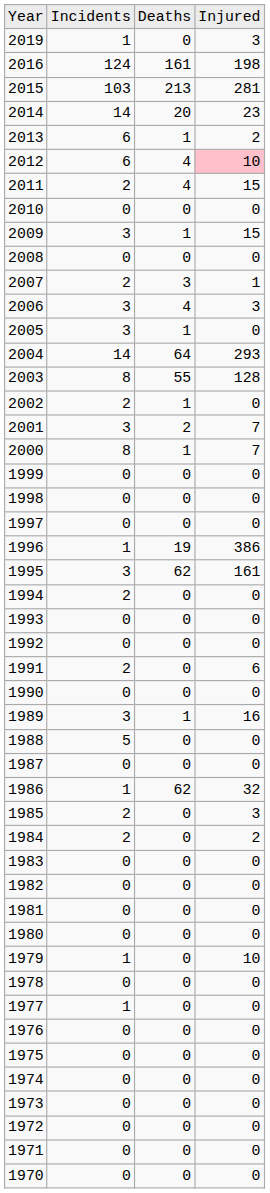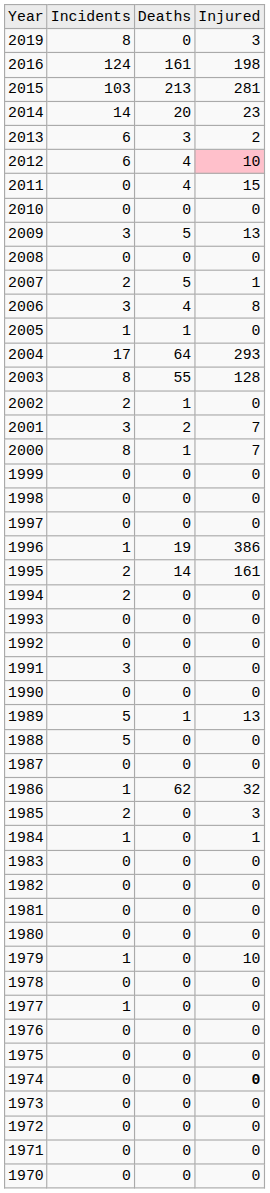(126, 41) 1 -> (126, 41) 8
(187, 137) 1 -> (187, 137) 3
(126, 186) 2 -> (126, 186) 0
(187, 234) 1 -> (187, 234) 5
(252, 234) 15 -> (252, 234) 13
(187, 282) 3 -> (187, 282) 5
(256, 306) 3 -> (256, 306) 8
(126, 331) 3 -> (126, 331) 1
(122, 355) 14 -> (122, 355) 17
(126, 572) 3 -> (126, 572) 2
(182, 572) 62 -> (182, 572) 14
(126, 669) 2 -> (126, 669) 3
(256, 669) 6 -> (256, 669) 0
(126, 717) 3 -> (126, 717) 5
(252, 717) 16 -> (252, 717) 13
(126, 838) 2 -> (126, 838) 1
(256, 838) 2 -> (256, 838) 1
(256, 1079) normal -> (256, 1079) bold
